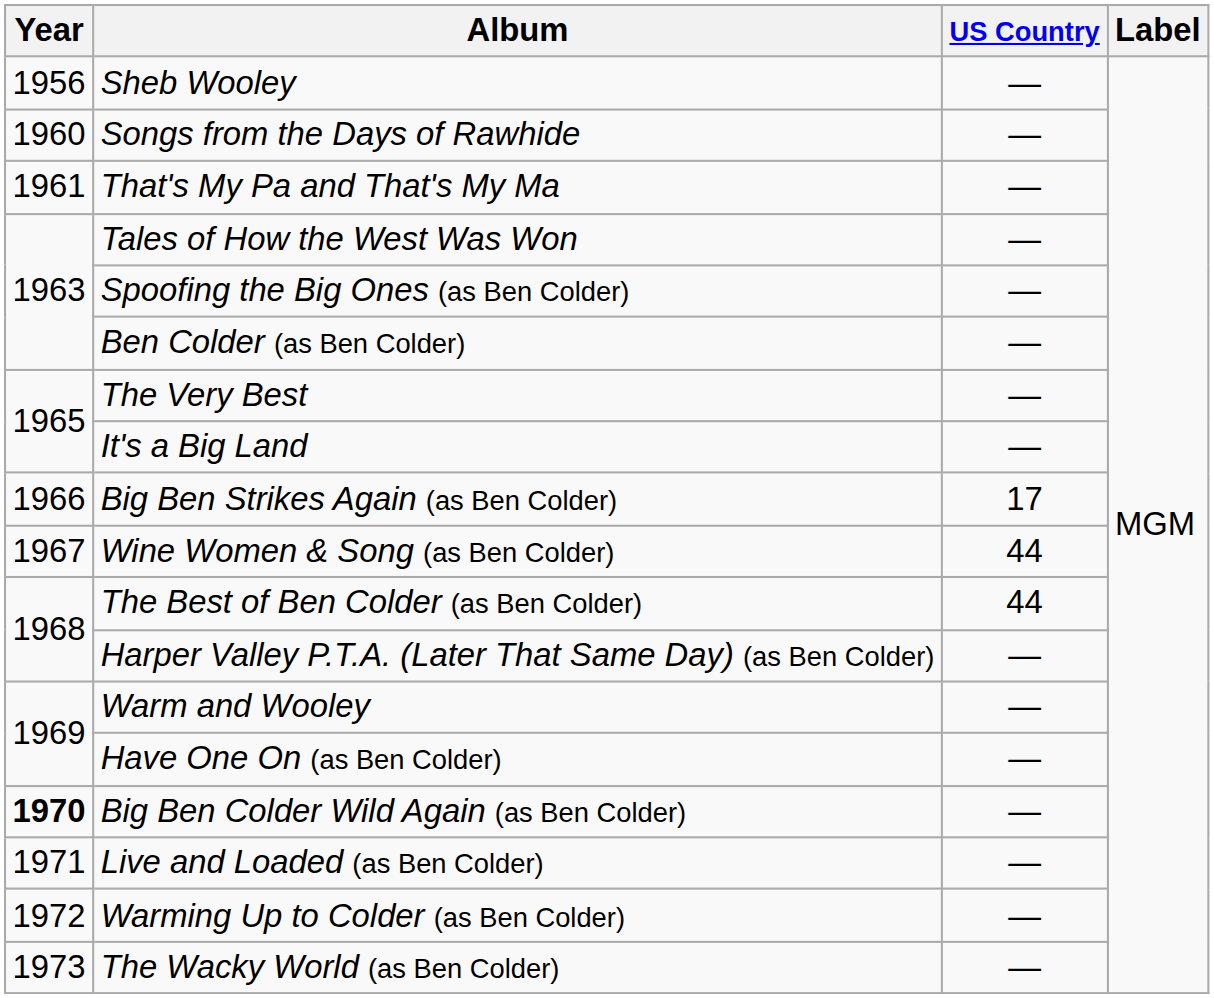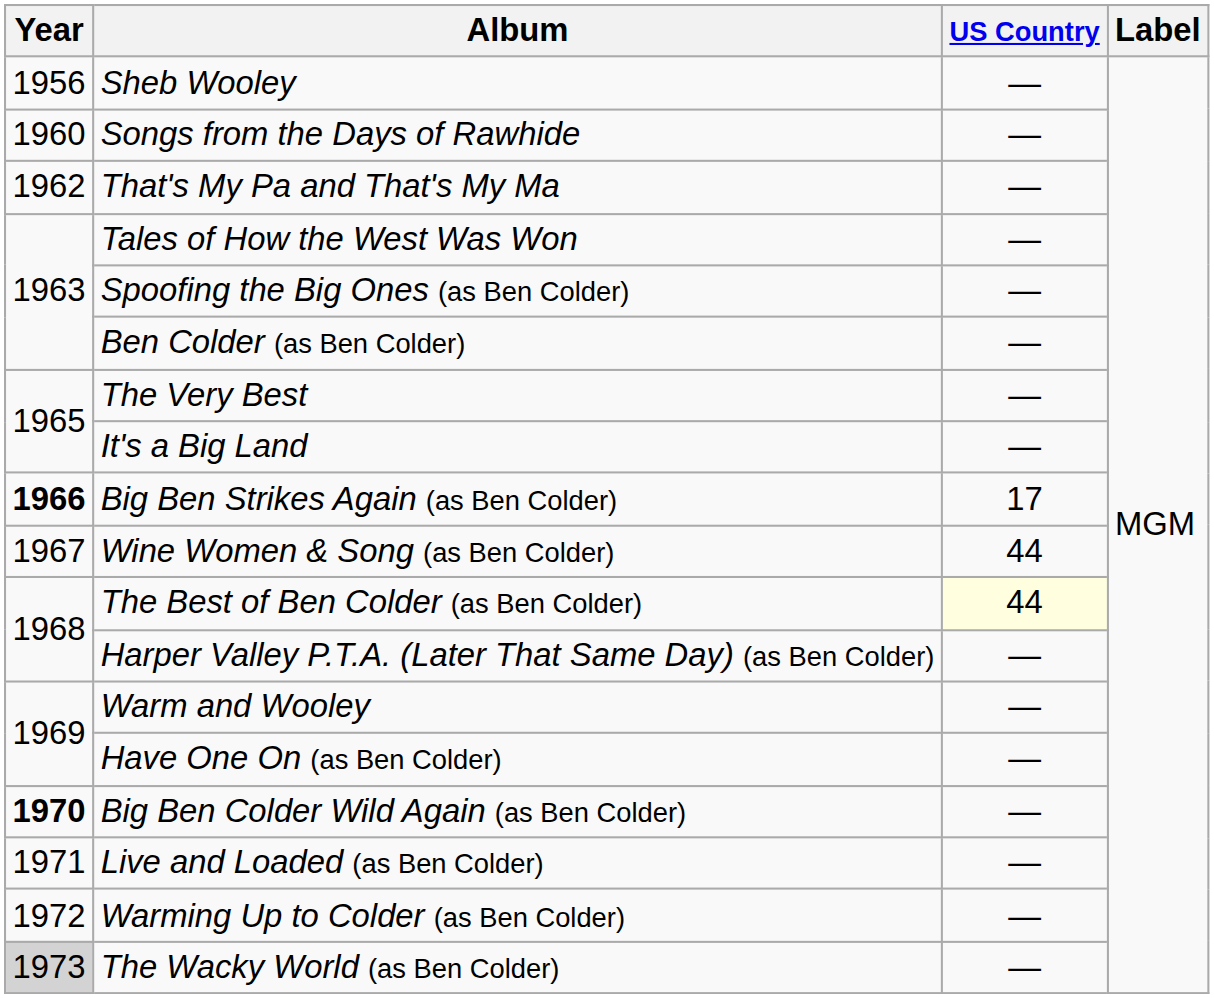(49, 186) 1961 -> (49, 186) 1962
(49, 498) normal -> (49, 498) bold
(1025, 602) no background -> (1025, 602) lightyellow background
(49, 966) no background -> (49, 966) lightgrey background
